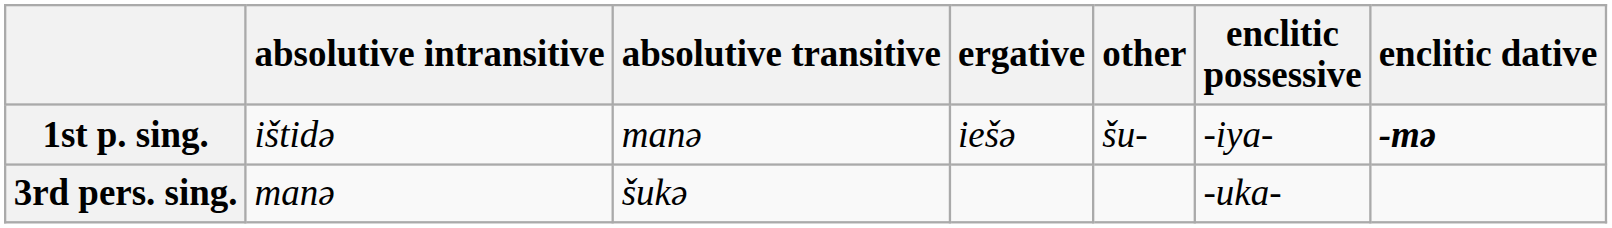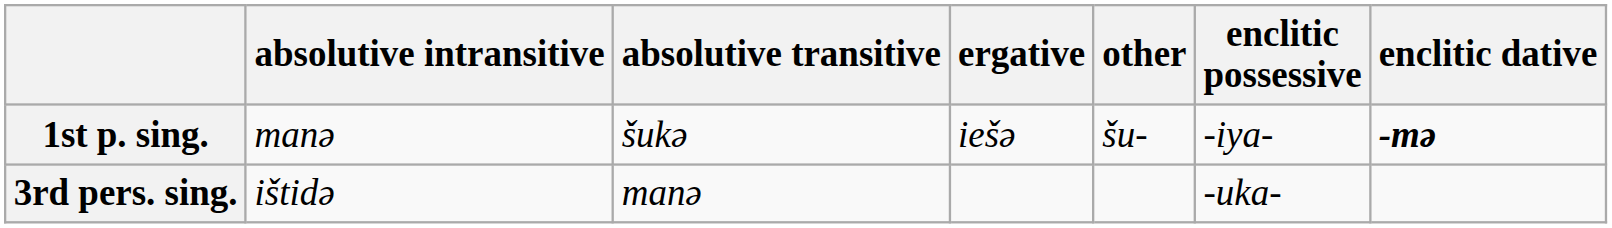(295, 134) ištidə -> (295, 134) manə
(662, 134) manə -> (655, 134) šukə
(295, 192) manə -> (295, 192) ištidə
(655, 192) šukə -> (662, 192) manə
